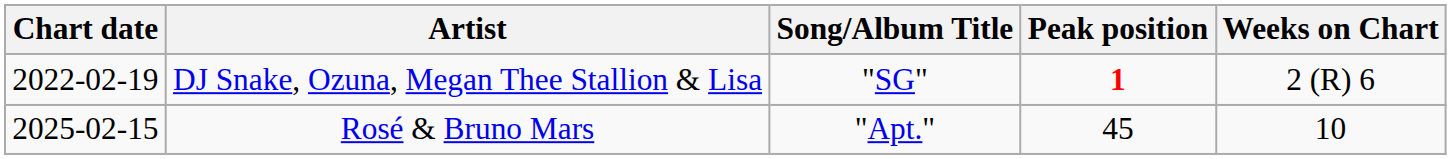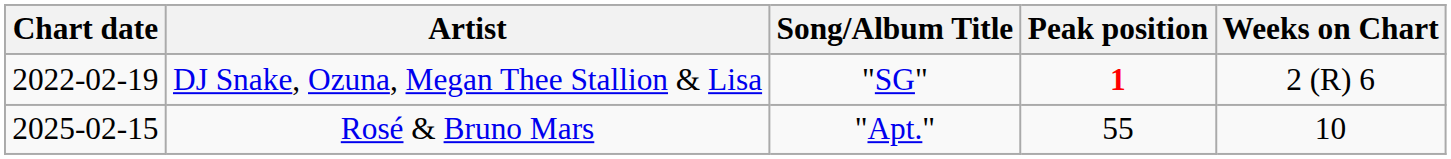(1118, 128) 45 -> (1118, 128) 55
